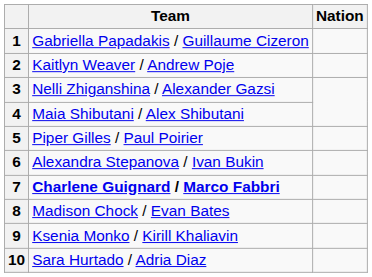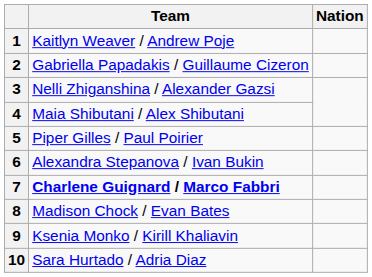(170, 41) Gabriella Papadakis / Guillaume Cizeron -> (133, 41) Kaitlyn Weaver / Andrew Poje
(133, 65) Kaitlyn Weaver / Andrew Poje -> (170, 65) Gabriella Papadakis / Guillaume Cizeron
